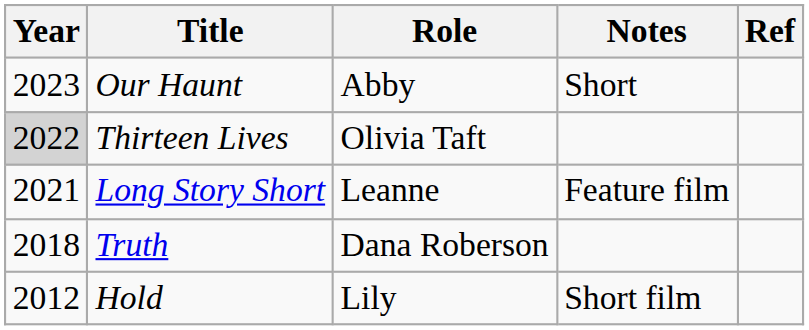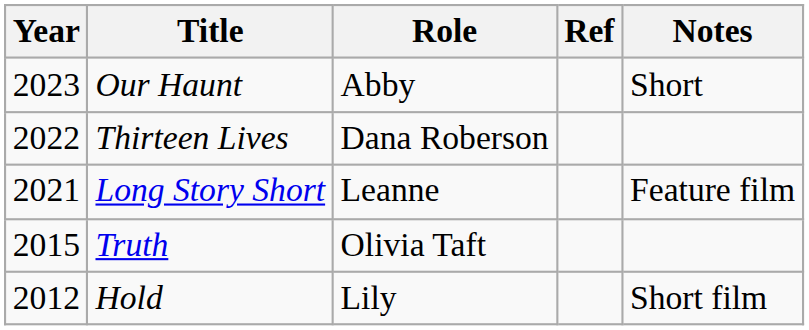columns swapped: (647, 31) <-> (770, 31)
(46, 137) lightgrey background -> (46, 137) no background
(413, 137) Olivia Taft -> (445, 137) Dana Roberson
(46, 244) 2018 -> (46, 244) 2015
(445, 244) Dana Roberson -> (413, 244) Olivia Taft
